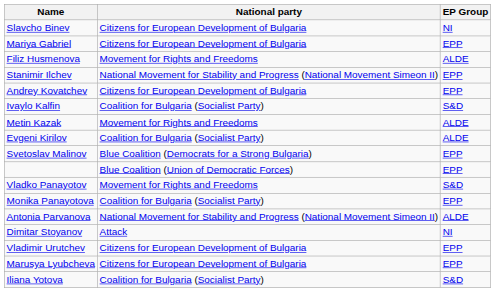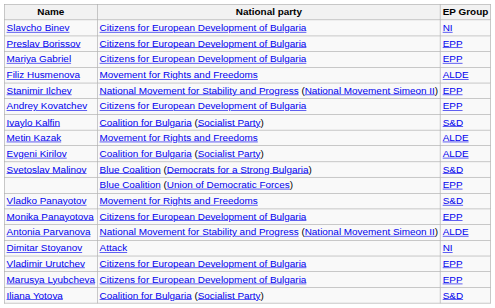+ row: (44, 43)
(453, 153) EPP -> (453, 169) S&D
(182, 201) Coalition for Bulgaria (Socialist Party) -> (203, 216) Citizens for European Development of Bulgaria
